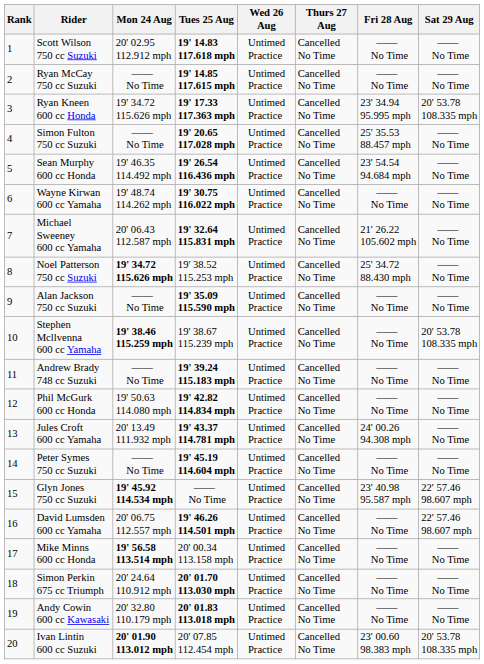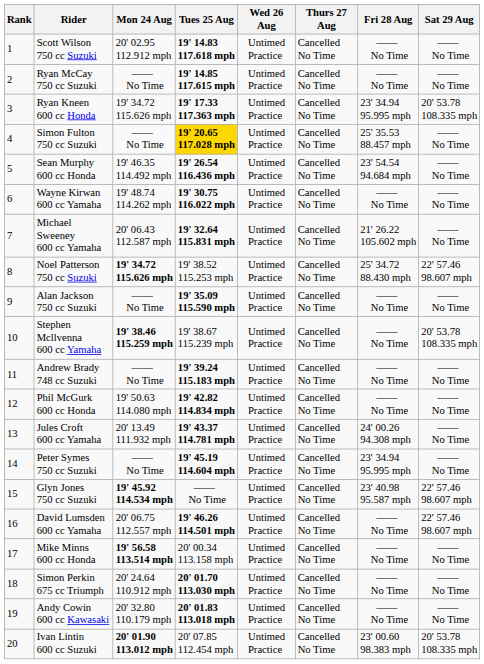(206, 139) no background -> (206, 139) gold background
(445, 271) —— No Time -> (447, 271) 22' 57.46 98.607 mph
(384, 463) —— No Time -> (386, 463) 23' 34.94 95.995 mph
